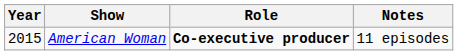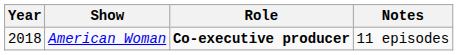(25, 39) 2015 -> (25, 39) 2018
